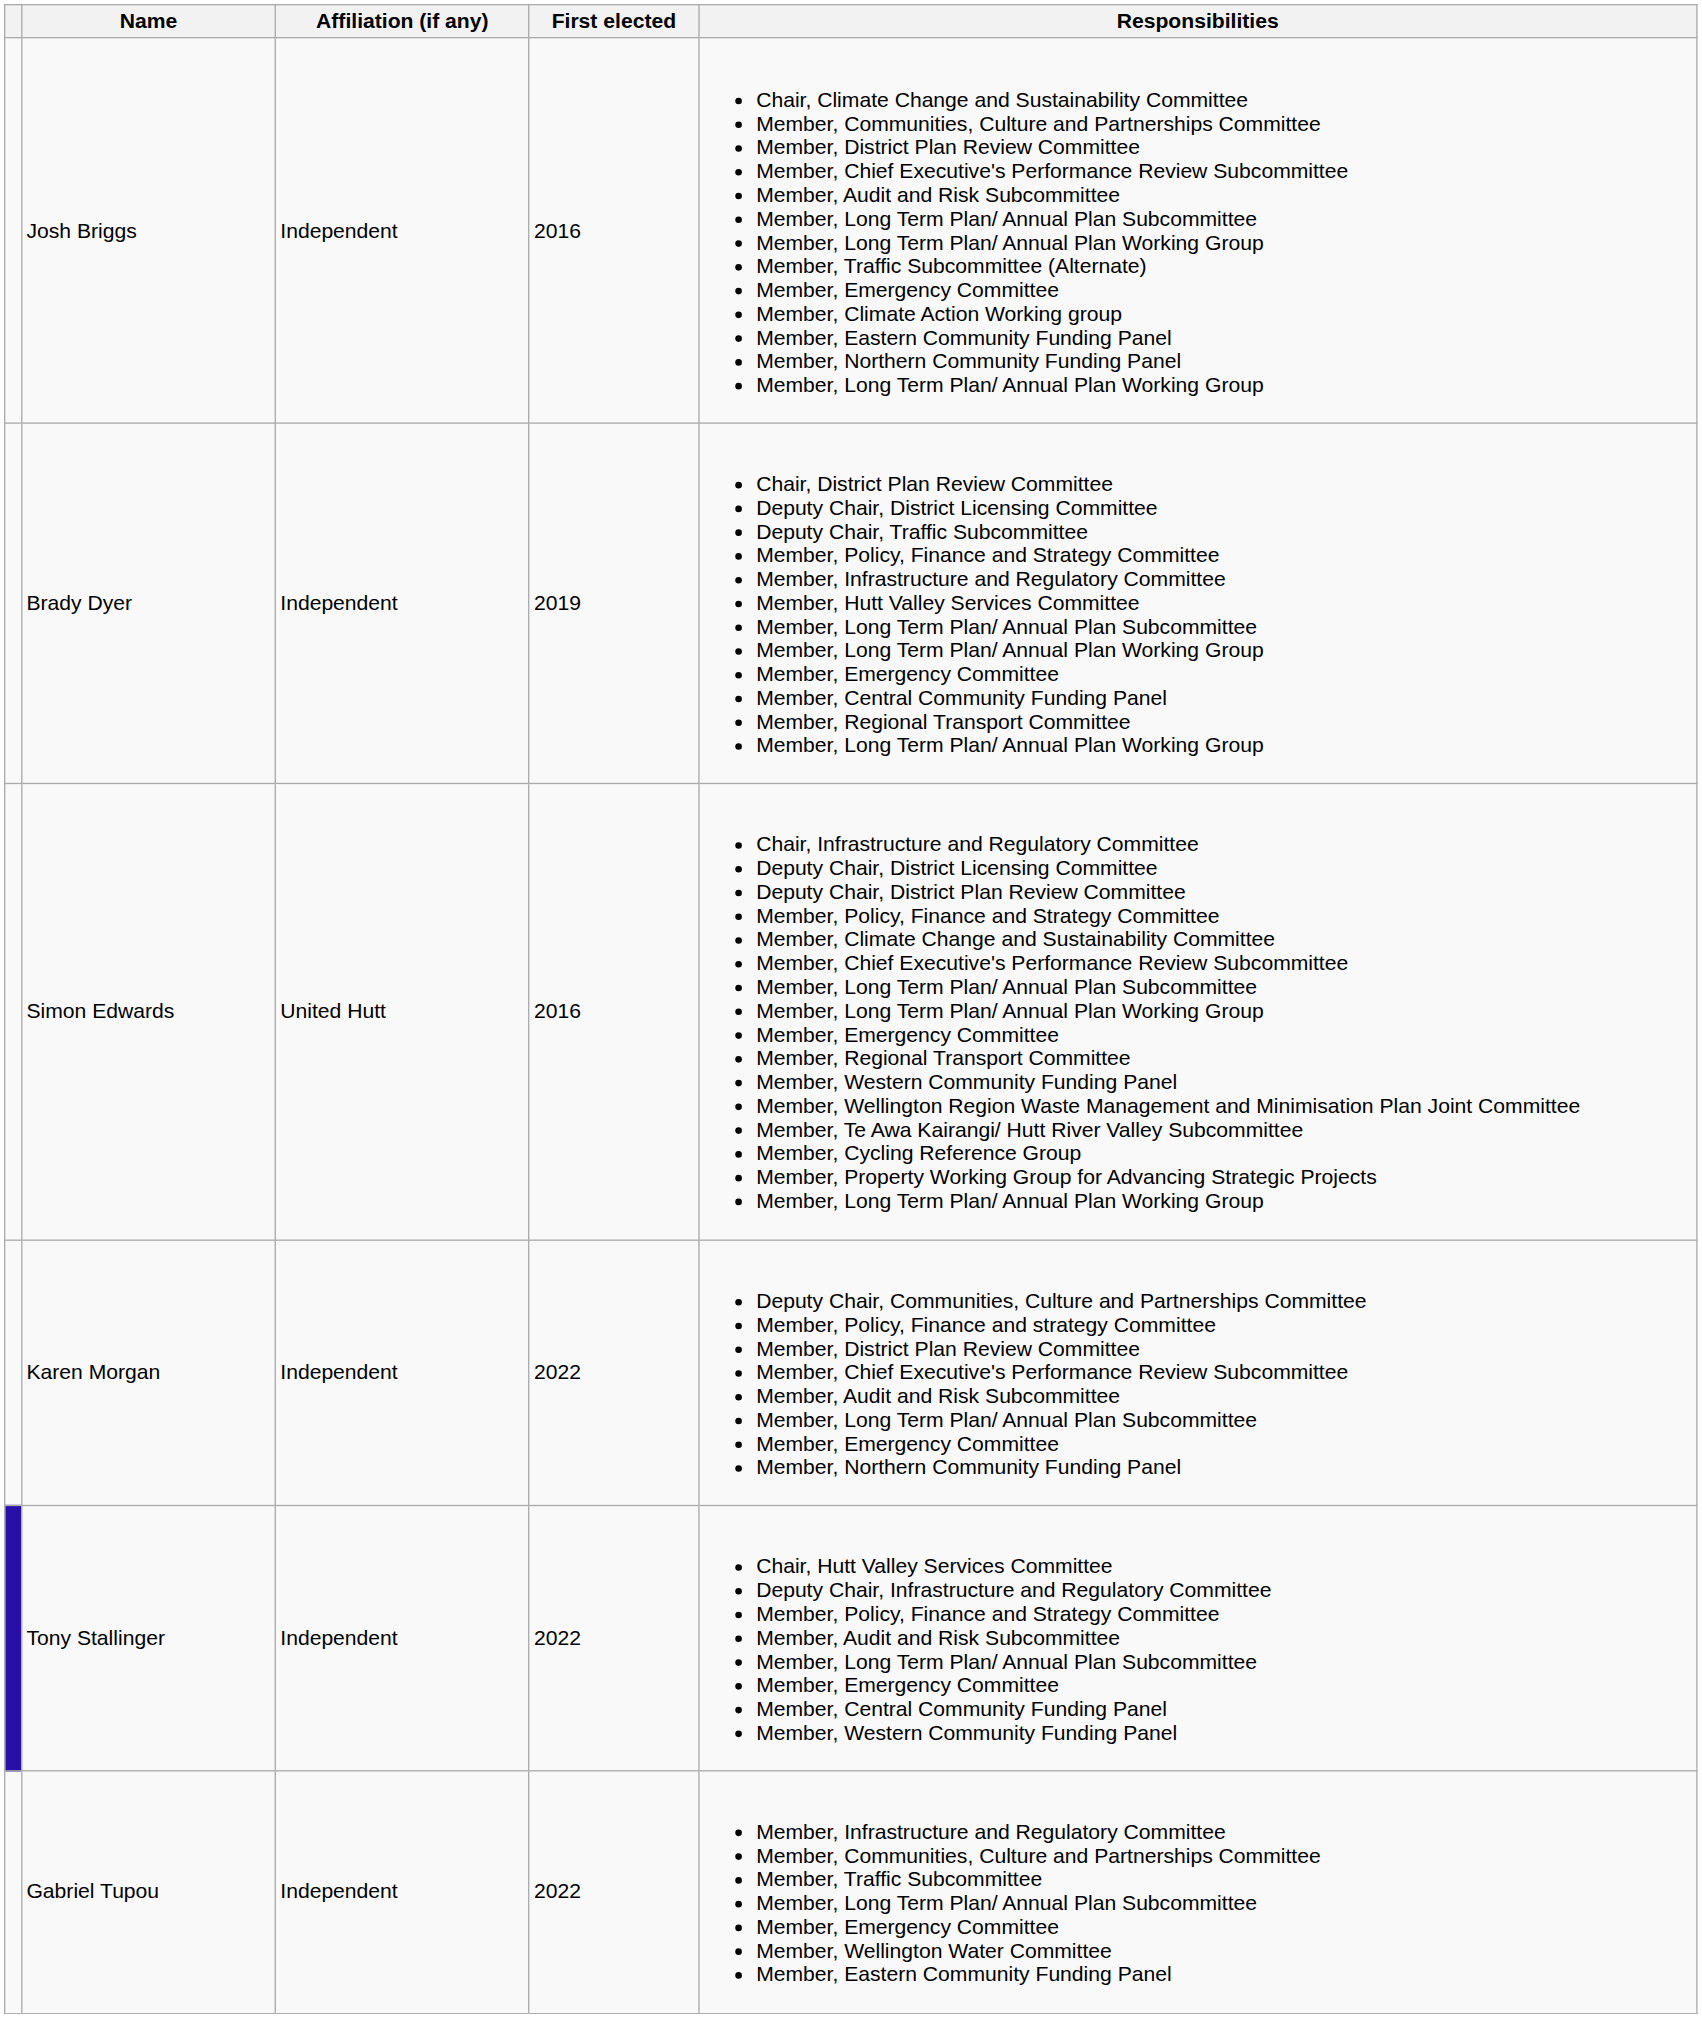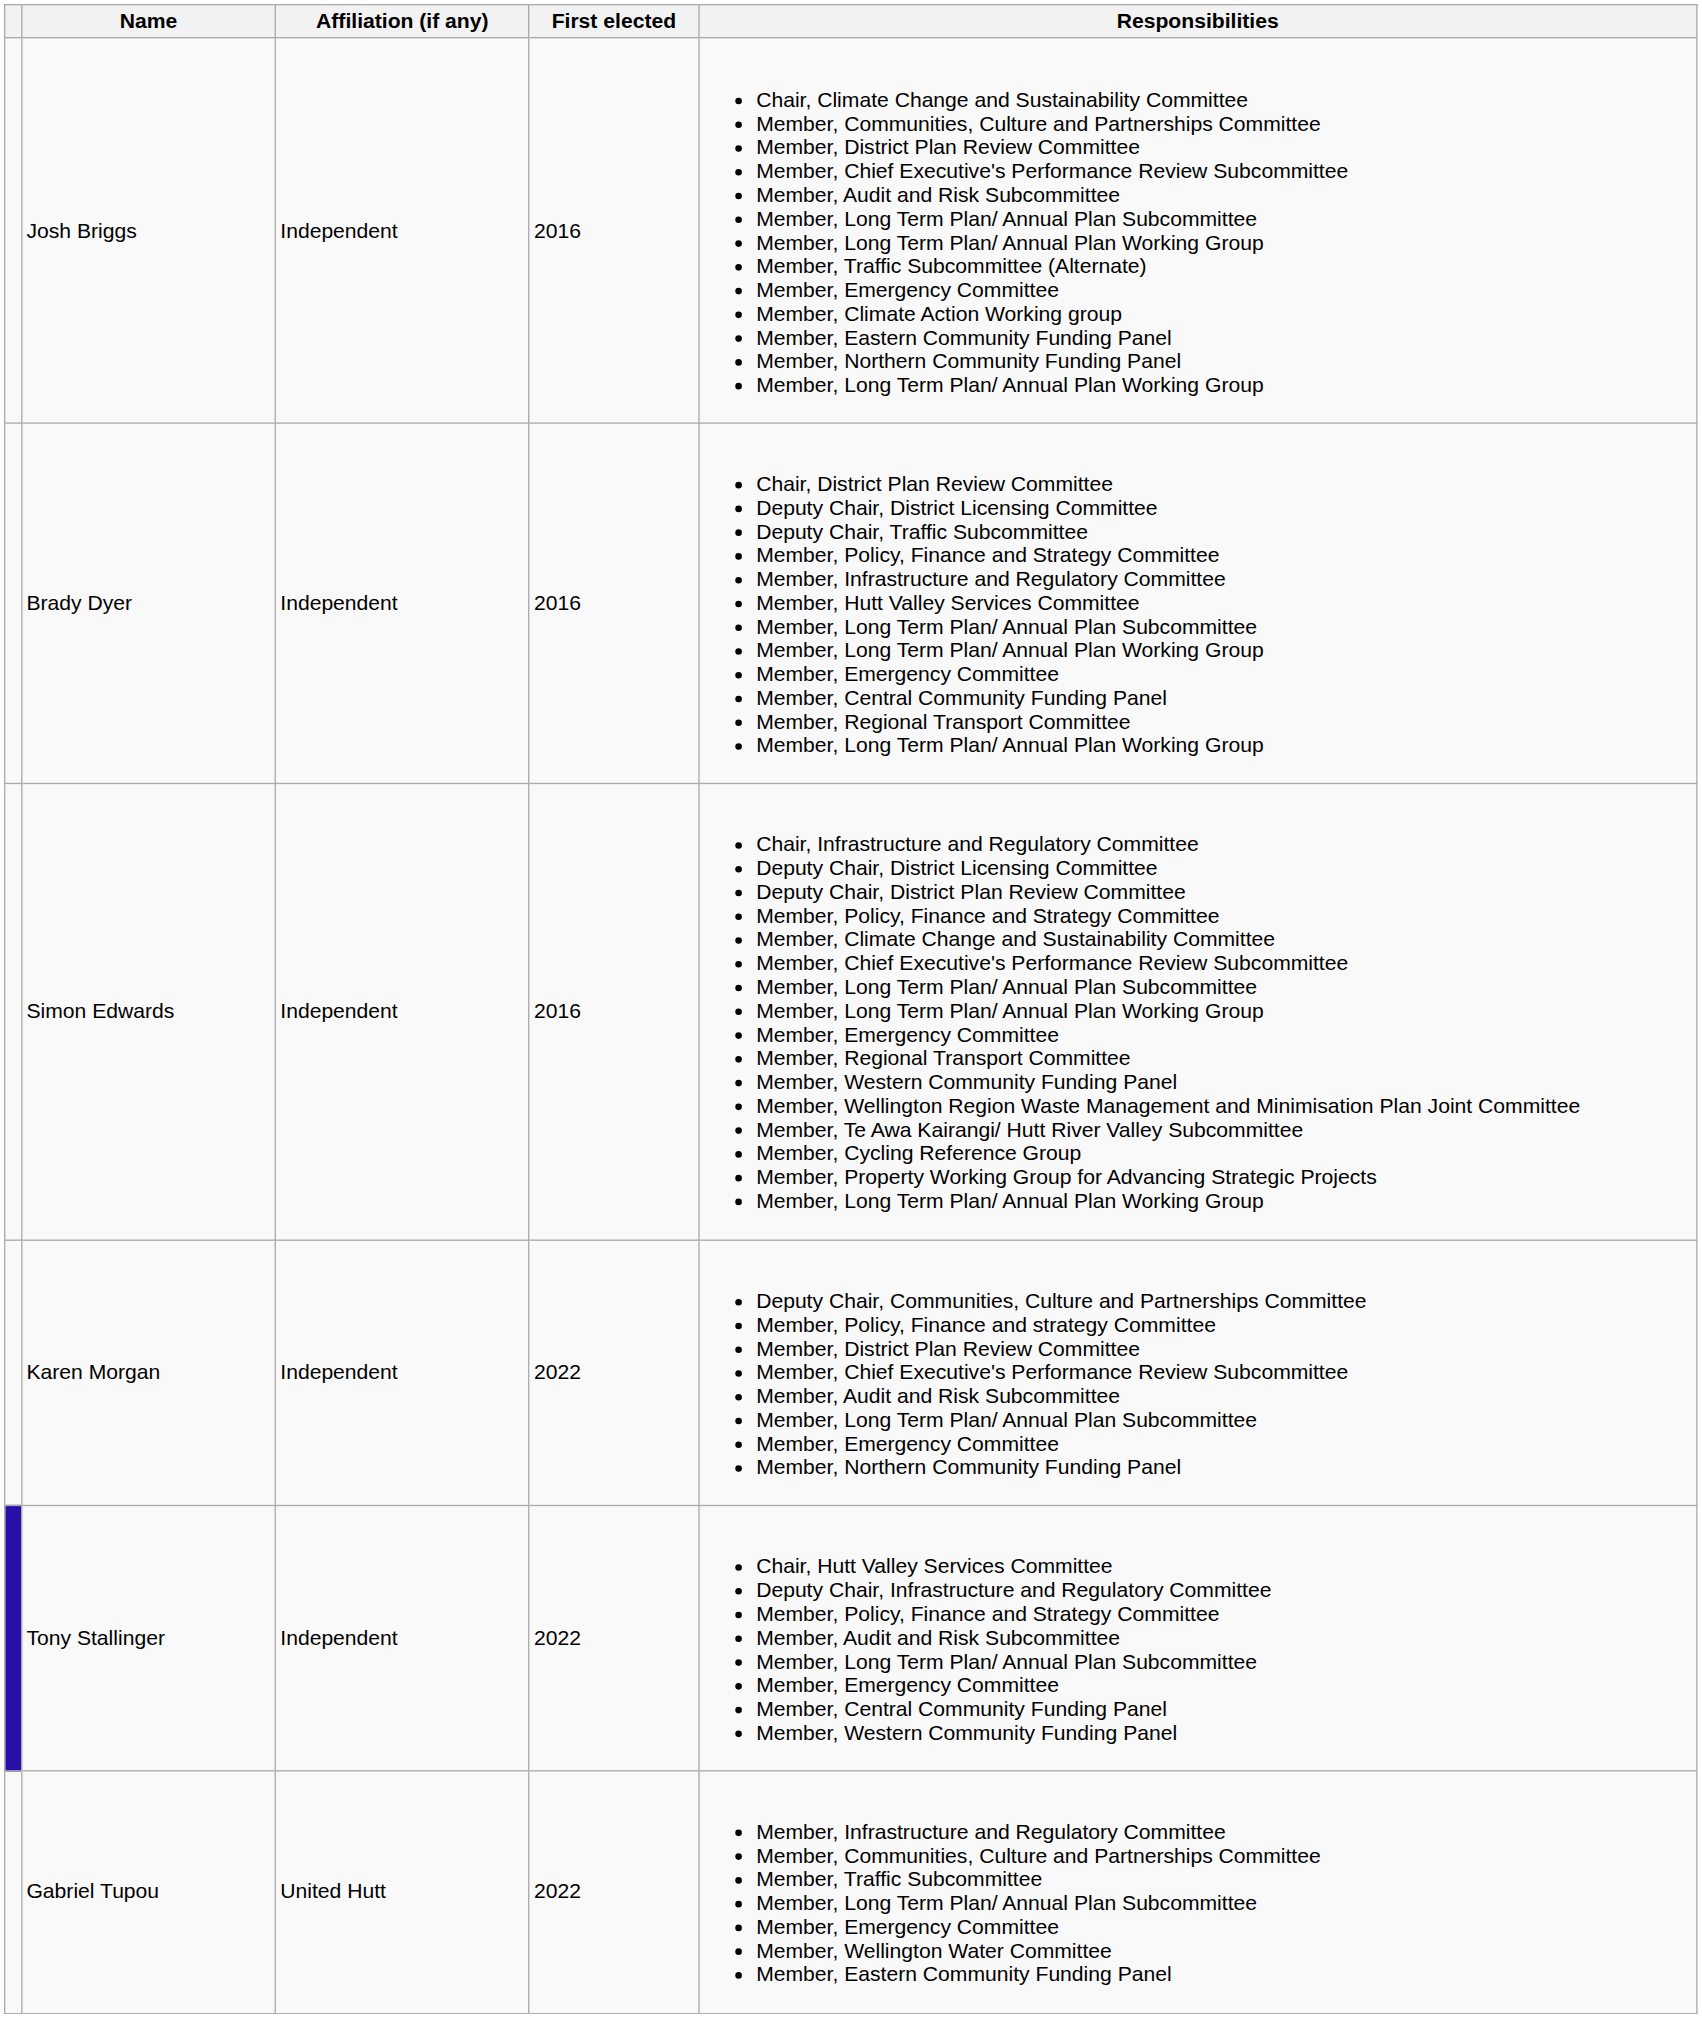(558, 603) 2019 -> (558, 603) 2016
(333, 1011) United Hutt -> (339, 1011) Independent
(339, 1892) Independent -> (333, 1892) United Hutt
